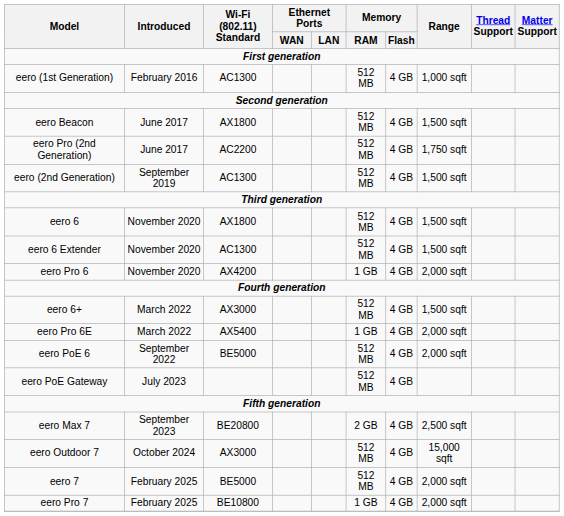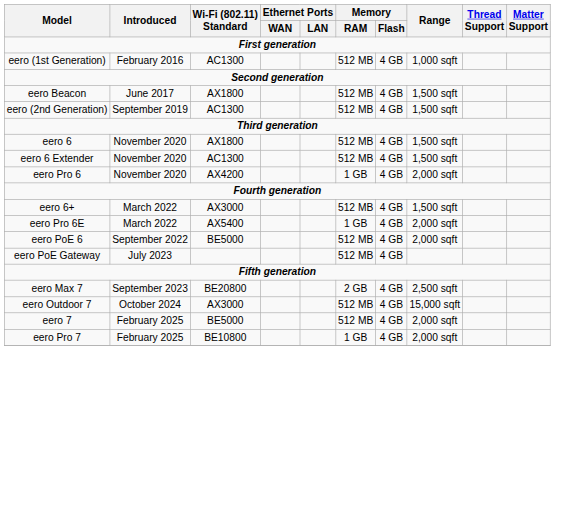- row: (64, 150)
